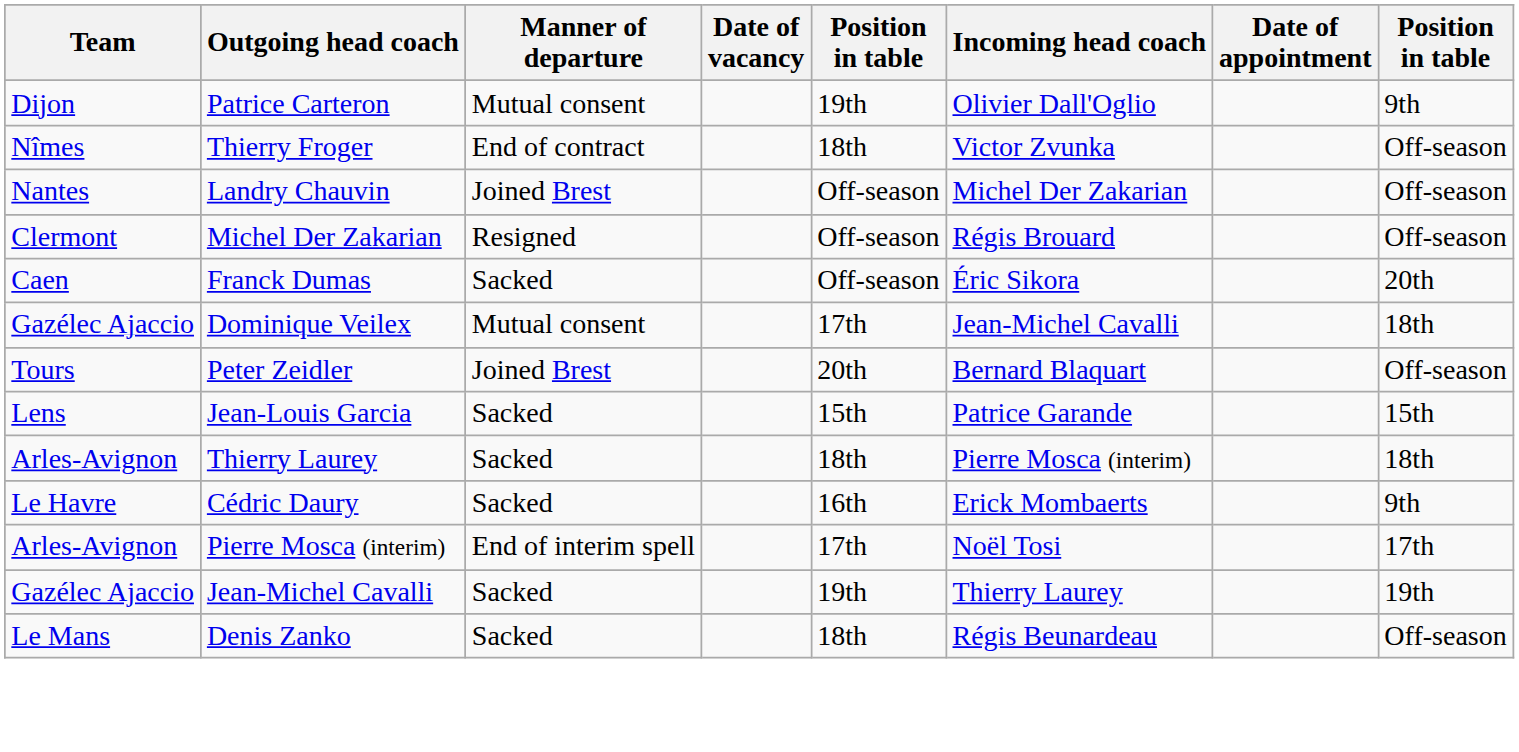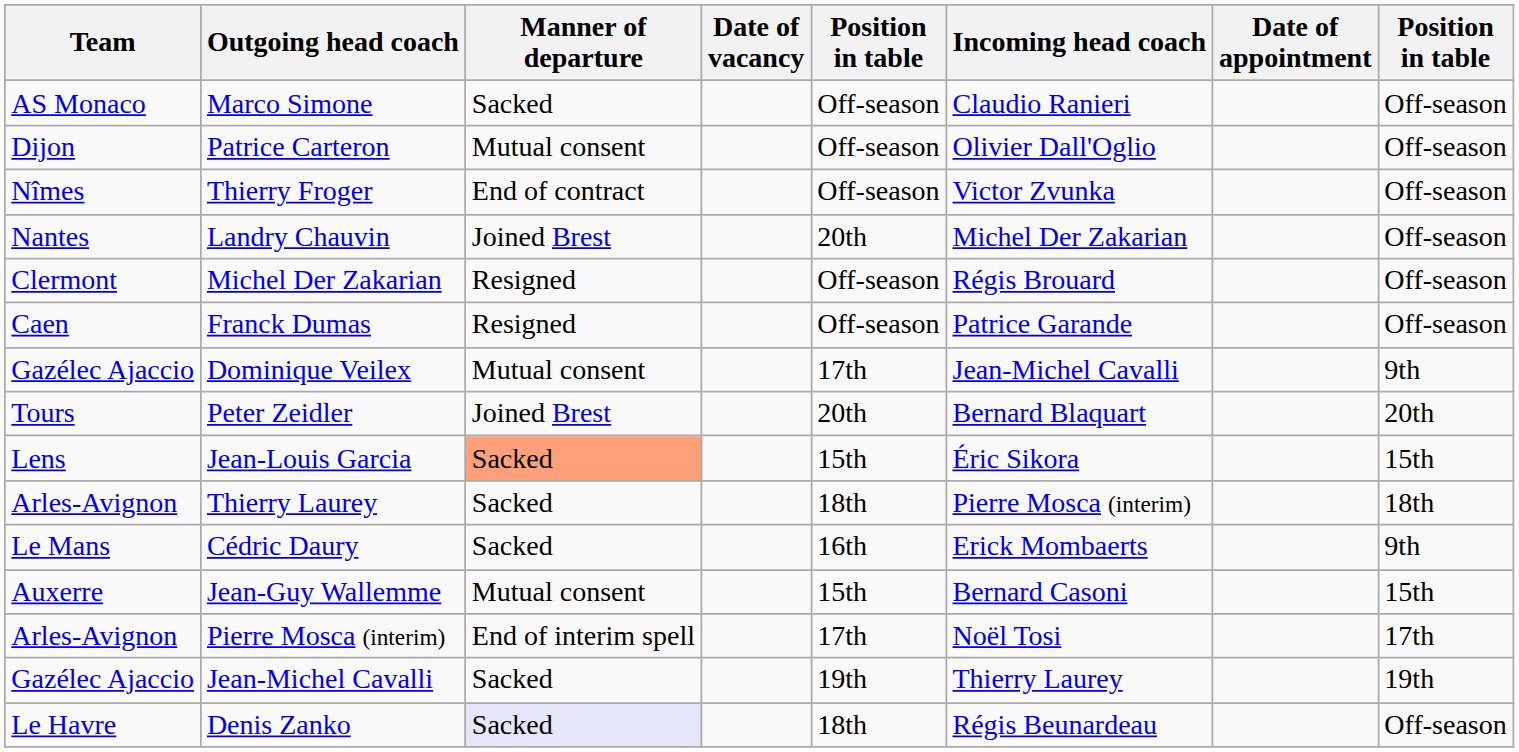+ row: (290, 102)
(842, 102) 19th -> (878, 147) Off-season
(1402, 102) 9th -> (1446, 147) Off-season
(842, 147) 18th -> (878, 191) Off-season
(878, 191) Off-season -> (842, 235) 20th
(512, 280) Sacked -> (524, 324) Resigned
(1016, 280) Éric Sikora -> (1042, 324) Patrice Garande
(1409, 280) 20th -> (1446, 324) Off-season
(1409, 324) 18th -> (1402, 369) 9th
(1446, 369) Off-season -> (1409, 413) 20th
(512, 413) no background -> (512, 457) lightsalmon background
(1042, 413) Patrice Garande -> (1016, 457) Éric Sikora
(64, 502) Le Havre -> (61, 546) Le Mans
+ row: (324, 591)
(61, 635) Le Mans -> (64, 724) Le Havre
(512, 635) no background -> (512, 724) lavender background
